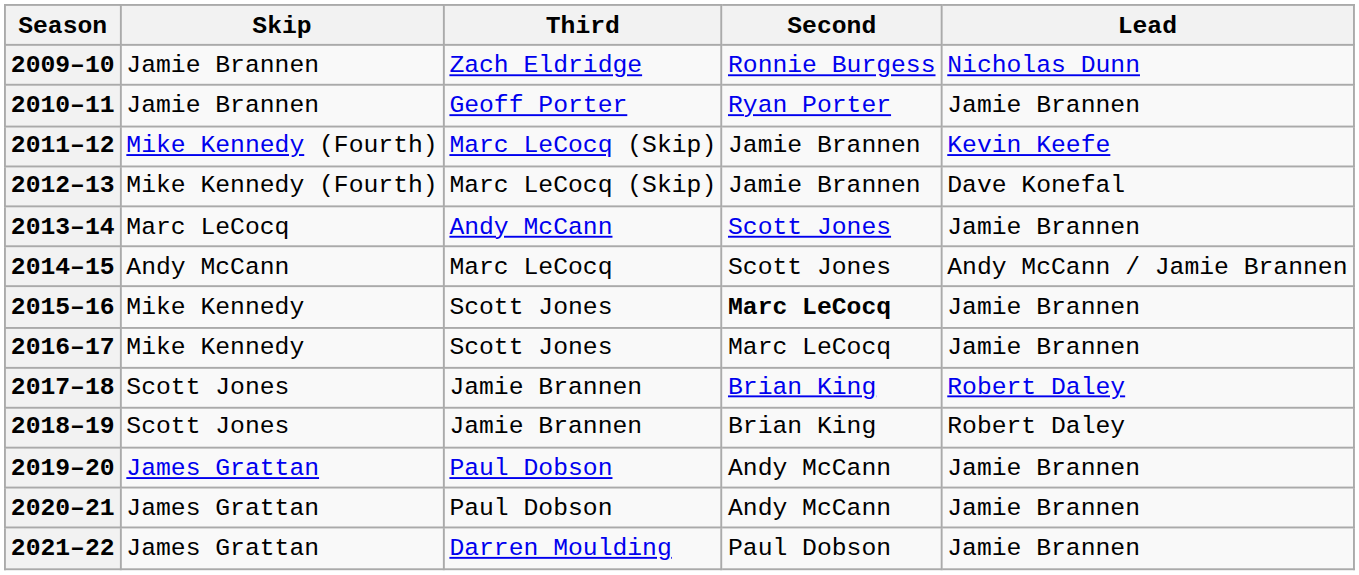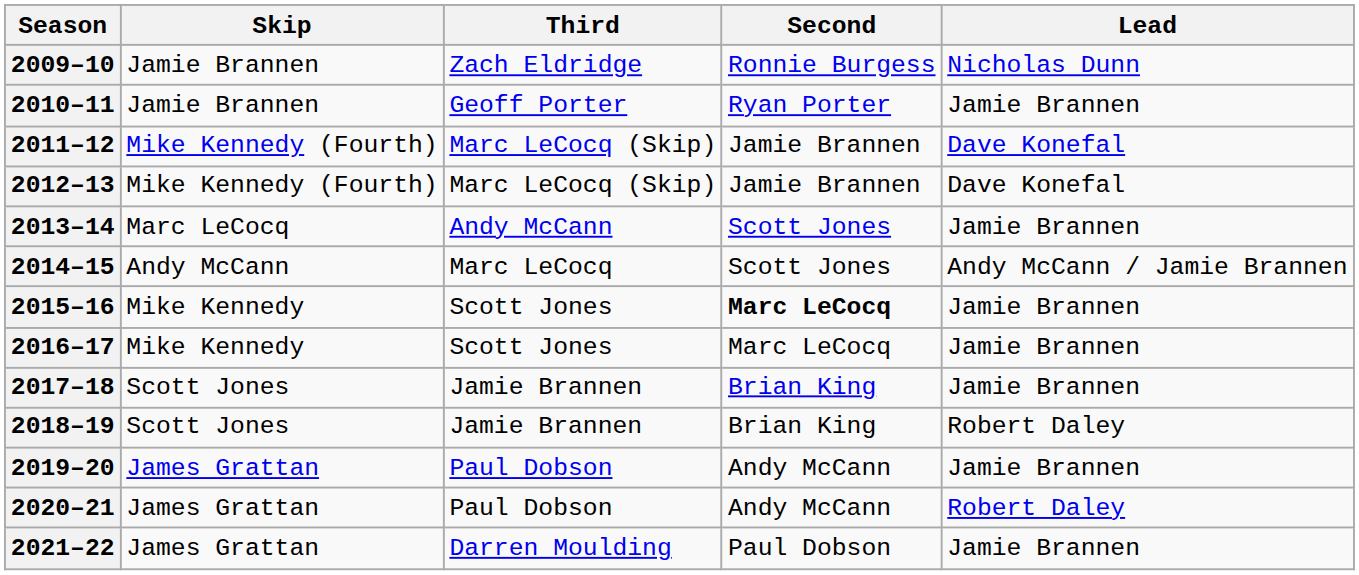(1029, 146) Kevin Keefe -> (1036, 146) Dave Konefal
(1036, 387) Robert Daley -> (1044, 387) Jamie Brannen
(1044, 508) Jamie Brannen -> (1036, 508) Robert Daley
